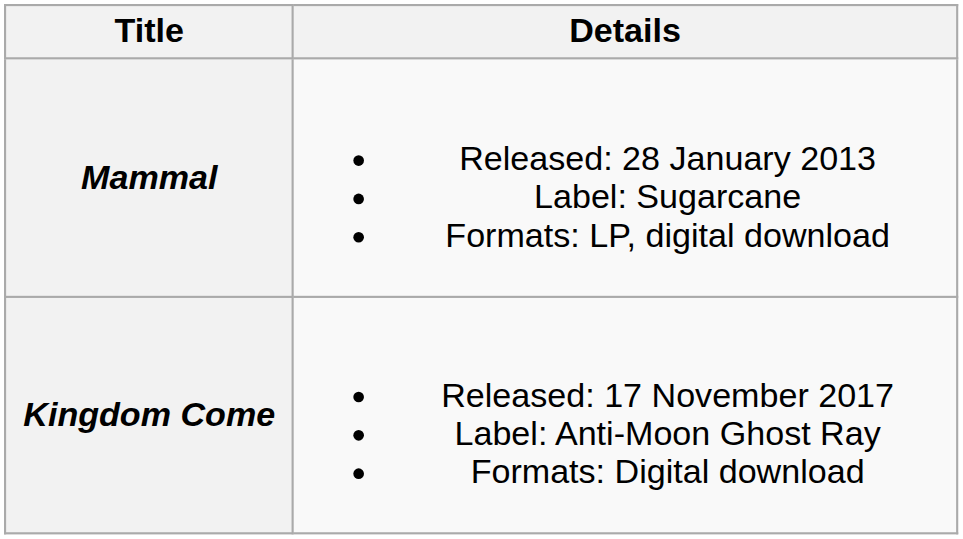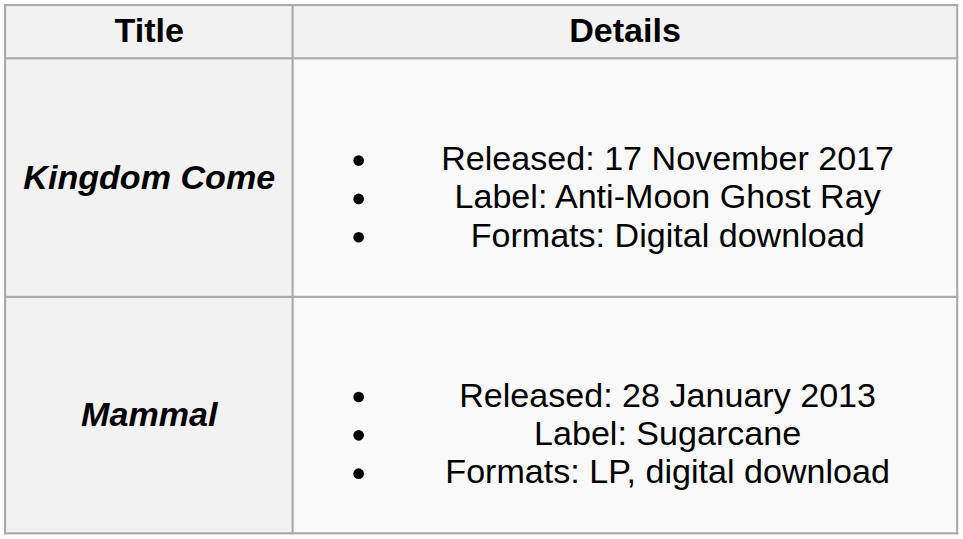rows swapped: (149, 177) <-> (149, 414)
